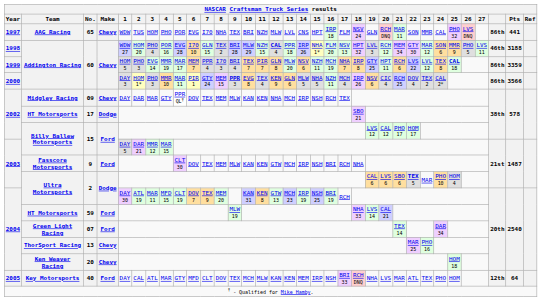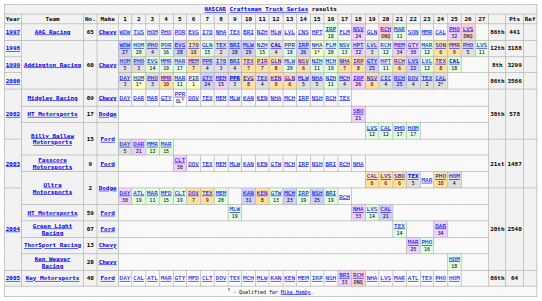(497, 48) 46th -> (497, 48) 12th
(497, 64) 86th -> (497, 64) 8th
(515, 64) 3359 -> (515, 64) 3299
(497, 278) 12th -> (497, 278) 86th
